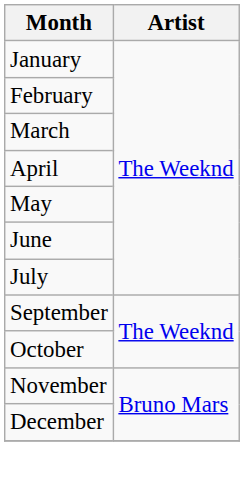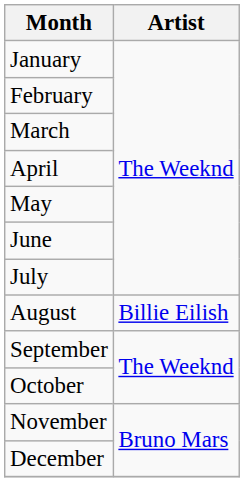+ row: (43, 312)
